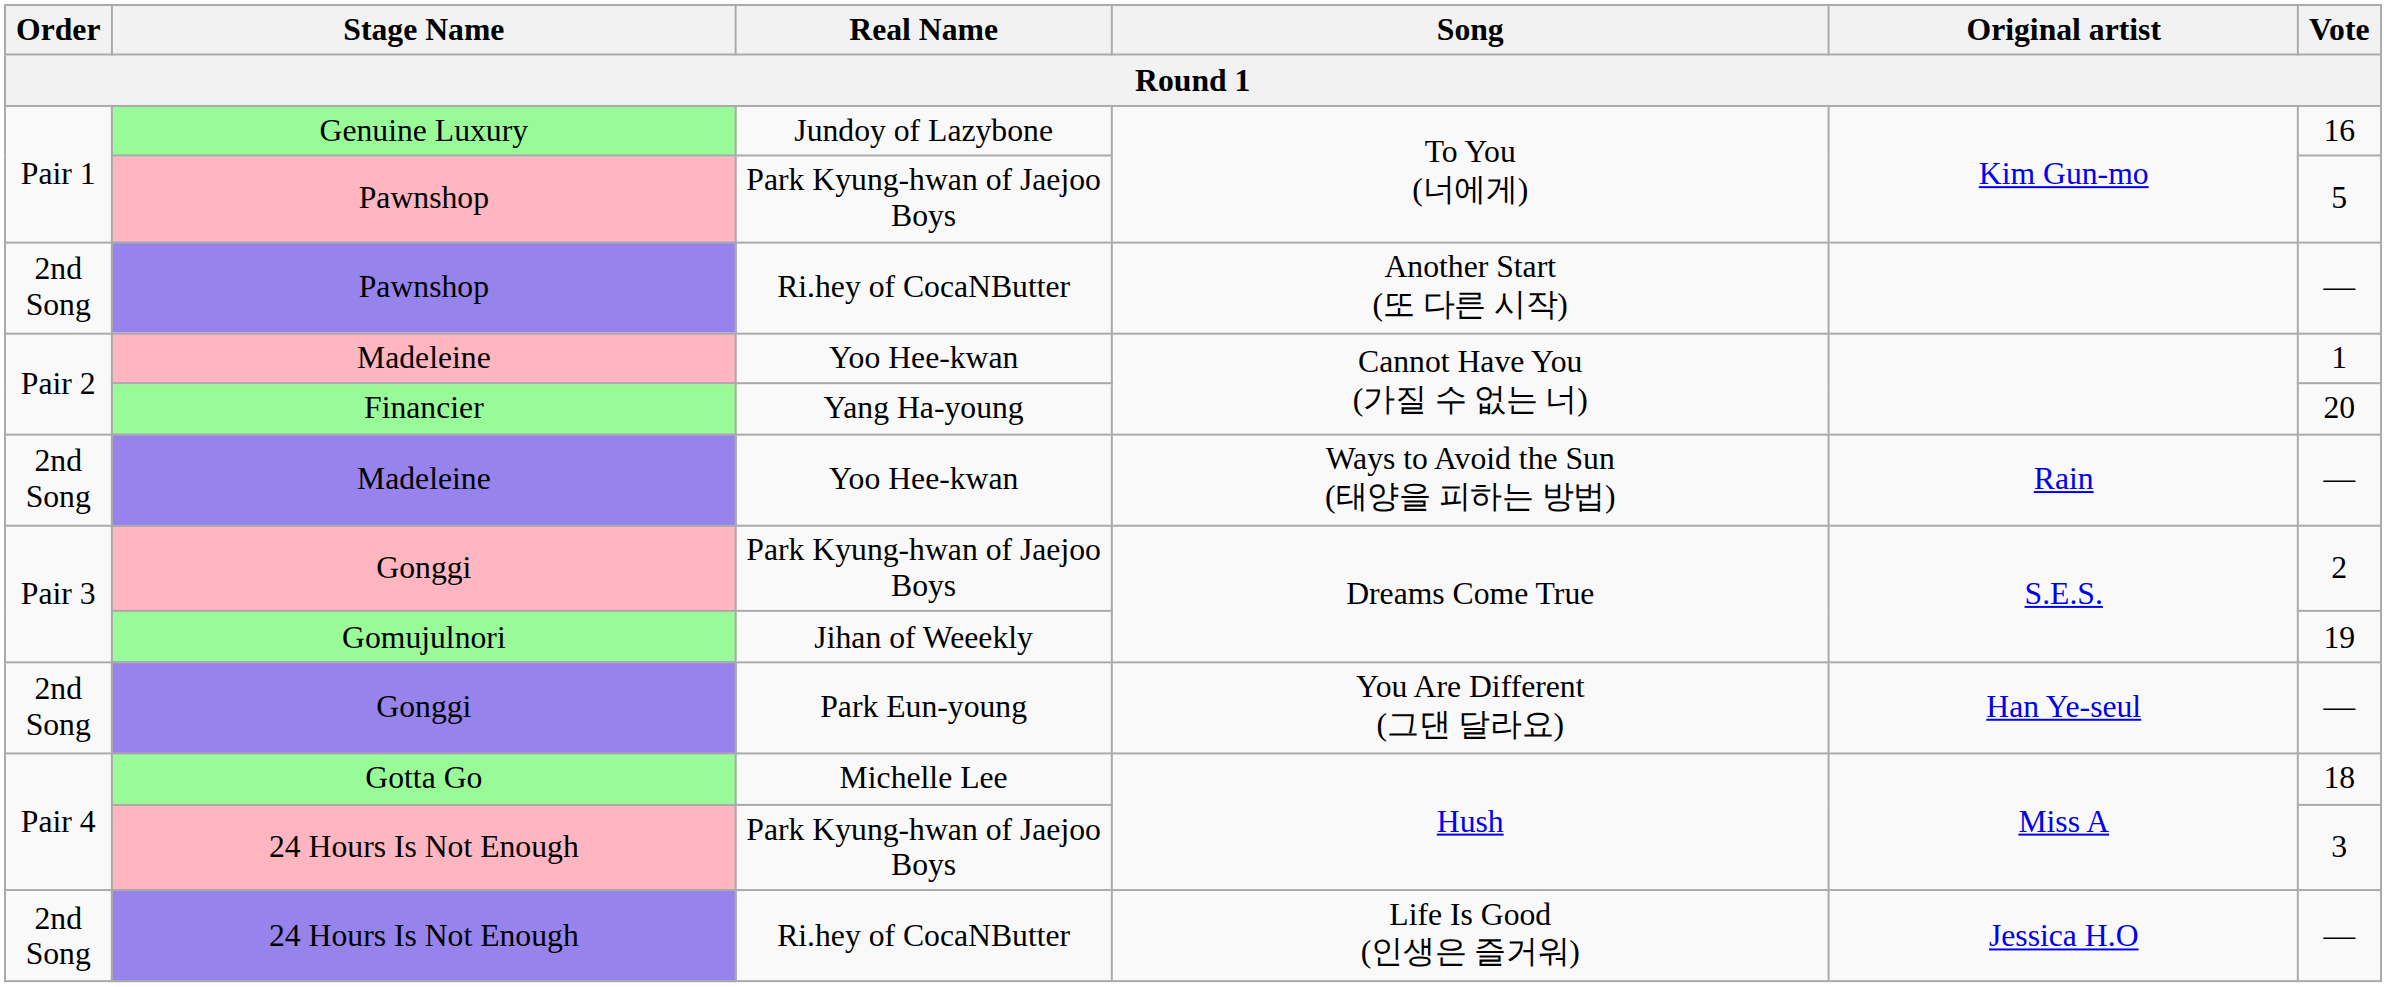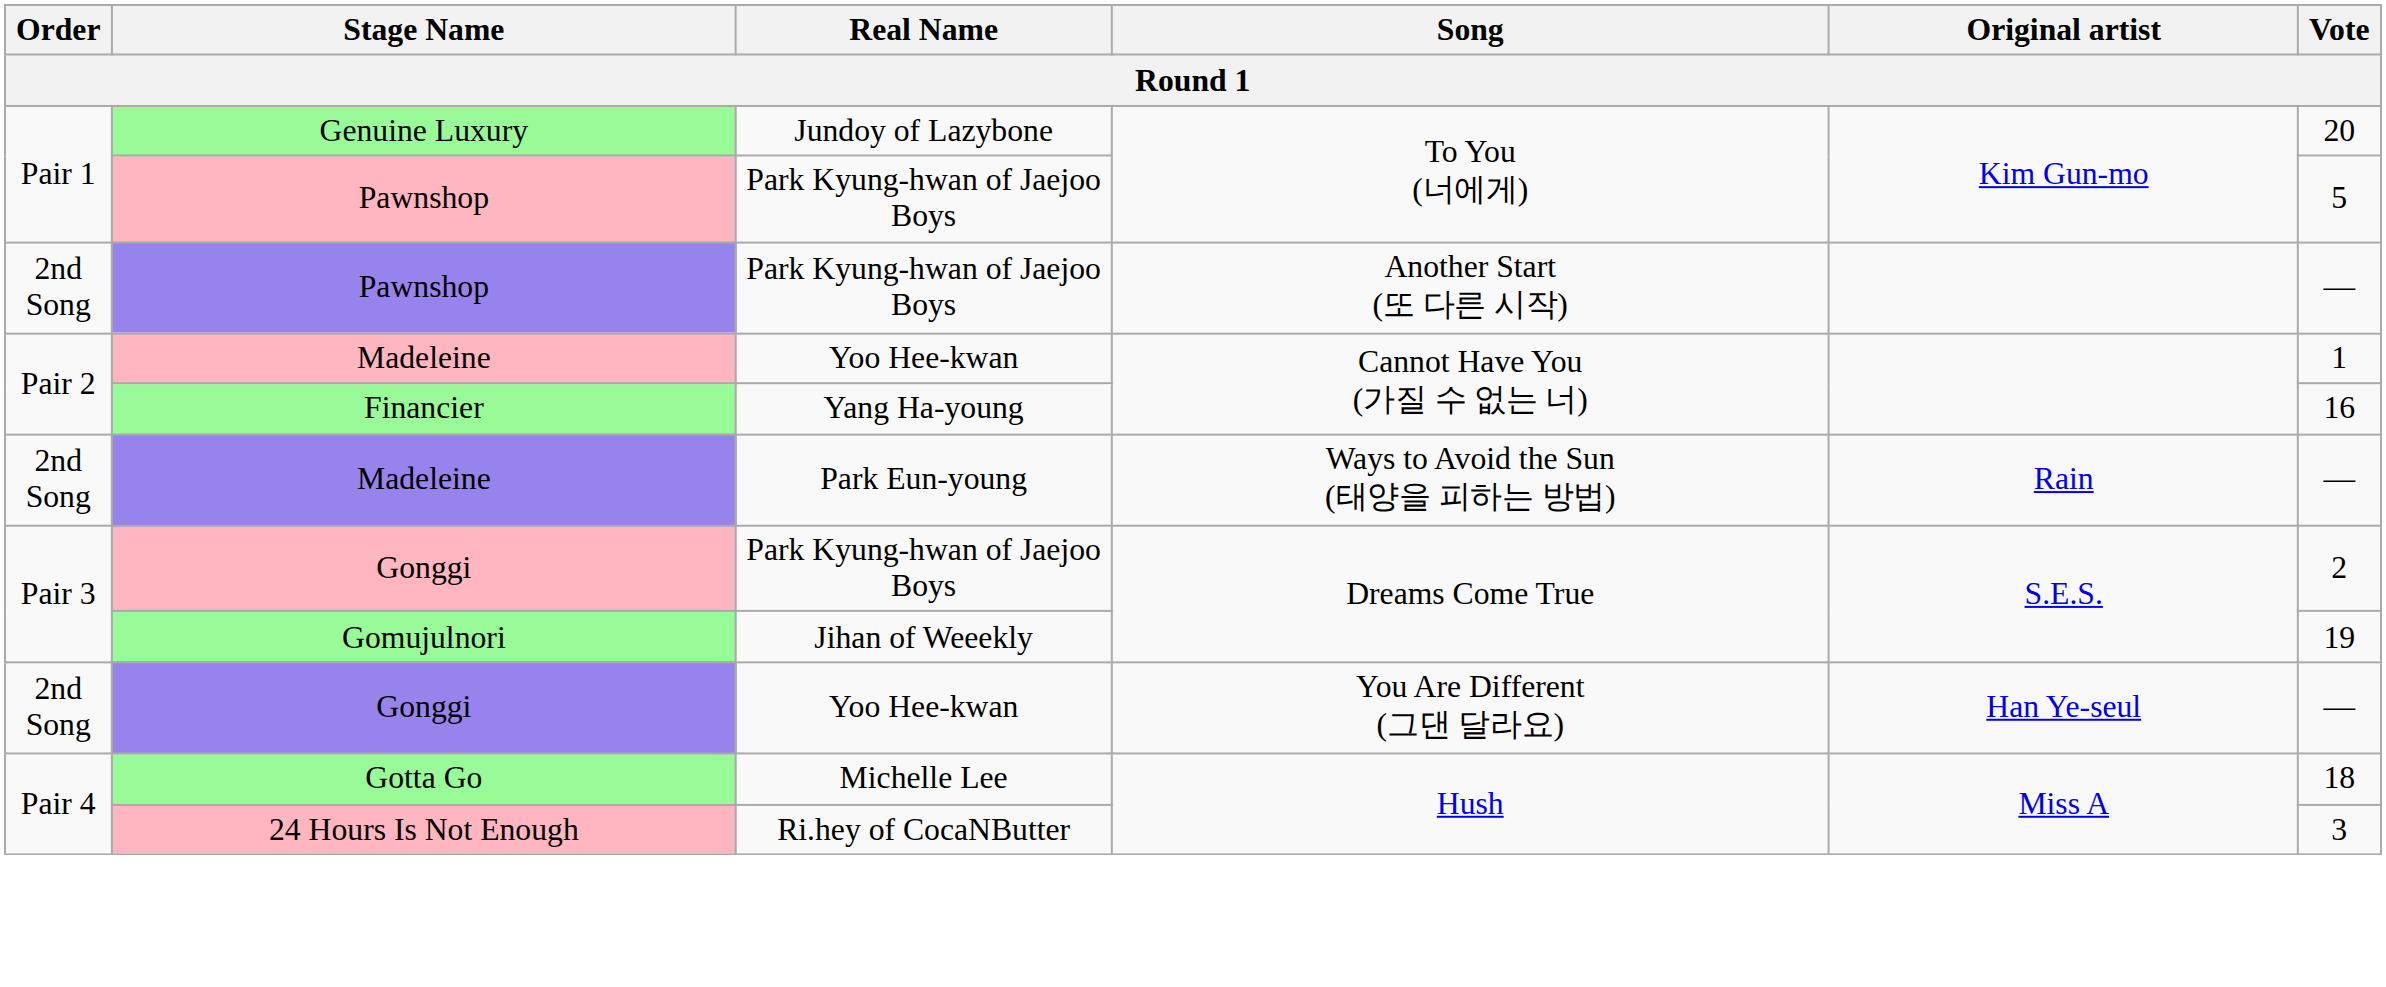(2339, 130) 16 -> (2339, 130) 20
(924, 287) Ri.hey of CocaNButter -> (924, 287) Park Kyung-hwan of Jaejoo Boys
(2339, 408) 20 -> (2339, 408) 16
(924, 479) Yoo Hee-kwan -> (924, 479) Park Eun-young
(924, 707) Park Eun-young -> (924, 707) Yoo Hee-kwan
(924, 846) Park Kyung-hwan of Jaejoo Boys -> (924, 828) Ri.hey of CocaNButter
- row: (424, 935)
